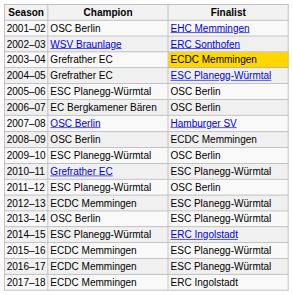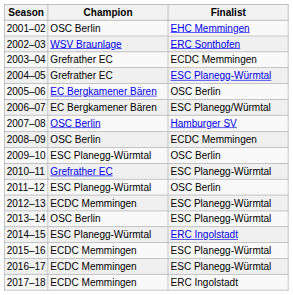(214, 60) gold background -> (214, 60) no background
(101, 92) ESC Planegg-Würmtal -> (104, 92) EC Bergkamener Bären
(196, 108) OSC Berlin -> (221, 108) ESC Planegg/Würmtal
